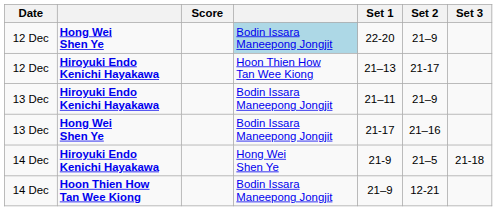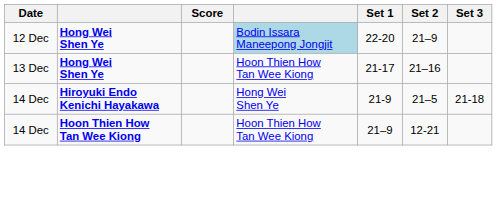- row: (31, 69)
- row: (31, 99)
(284, 130) Bodin Issara Maneepong Jongjit -> (279, 69) Hoon Thien How Tan Wee Kiong
(284, 191) Bodin Issara Maneepong Jongjit -> (279, 130) Hoon Thien How Tan Wee Kiong
